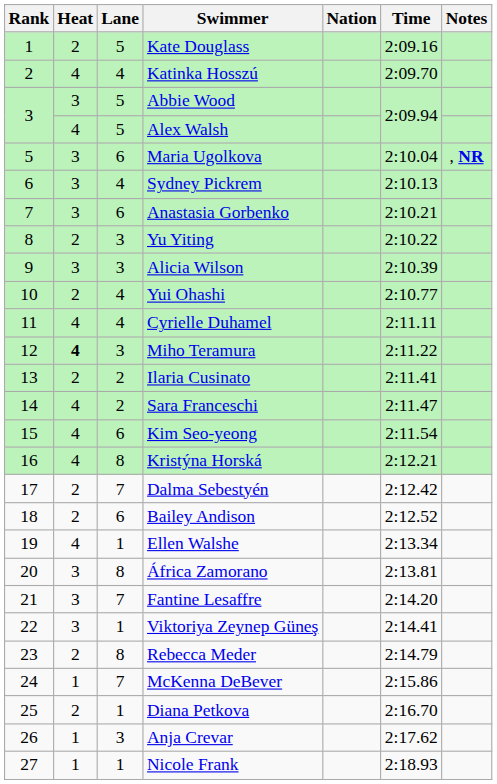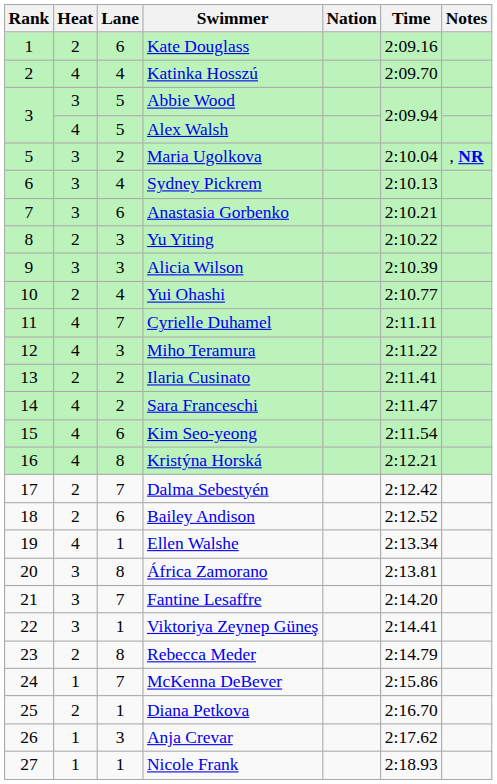(120, 45) 5 -> (120, 45) 6
(120, 156) 6 -> (120, 156) 2
(120, 322) 4 -> (120, 322) 7
(75, 350) bold -> (75, 350) normal
